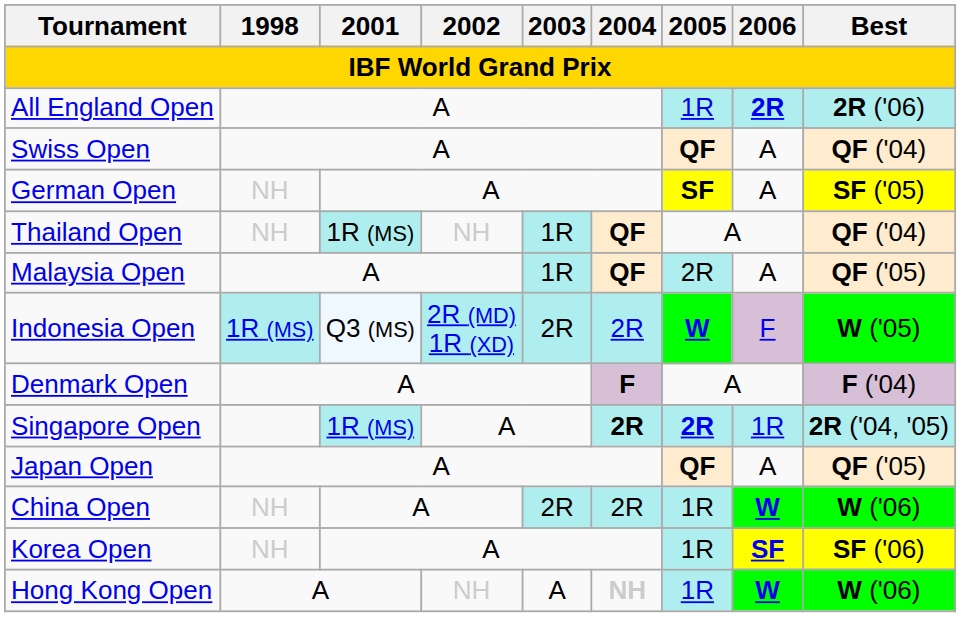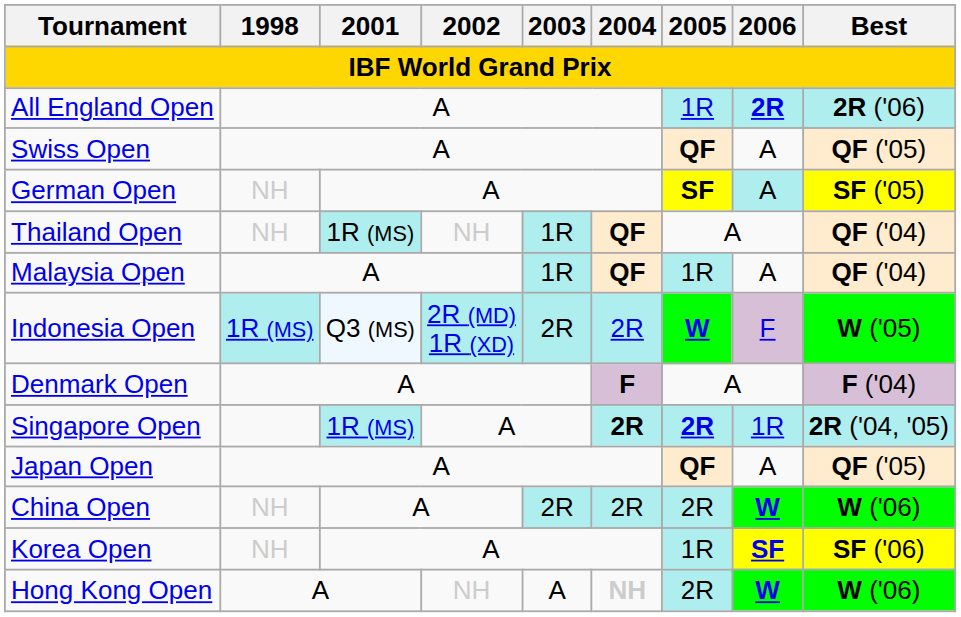(879, 149) QF ('04) -> (879, 149) QF ('05)
(768, 191) no background -> (768, 191) paleturquoise background
(697, 273) 2R -> (697, 273) 1R
(879, 273) QF ('05) -> (879, 273) QF ('04)
(697, 508) 1R -> (697, 508) 2R
(697, 590) 1R -> (697, 590) 2R
